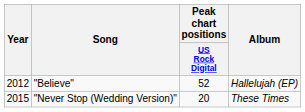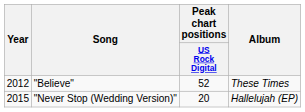(265, 83) Hallelujah (EP) -> (260, 83) These Times
(260, 99) These Times -> (265, 99) Hallelujah (EP)
